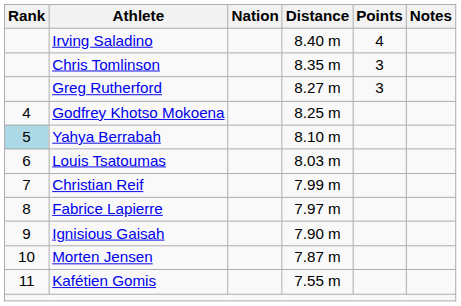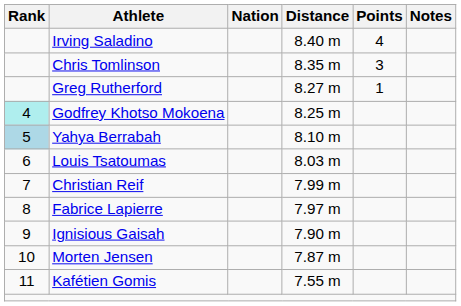(379, 88) 3 -> (379, 88) 1
(27, 112) no background -> (27, 112) paleturquoise background
